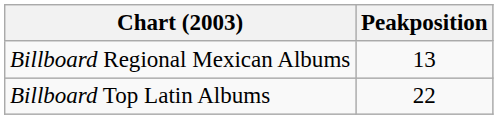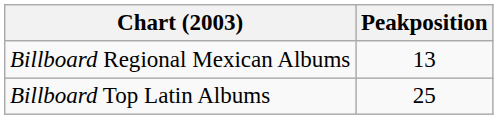(424, 95) 22 -> (424, 95) 25
